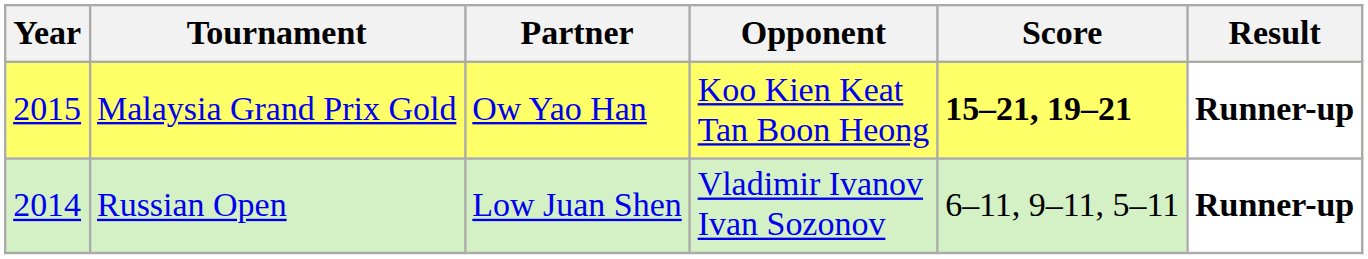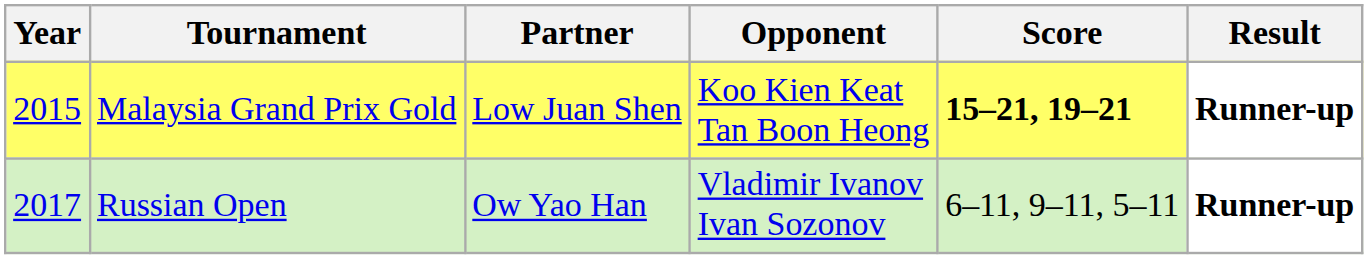(560, 109) Ow Yao Han -> (577, 109) Low Juan Shen
(47, 205) 2014 -> (47, 205) 2017
(577, 205) Low Juan Shen -> (560, 205) Ow Yao Han
